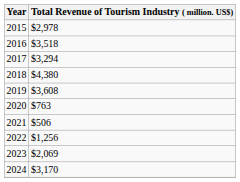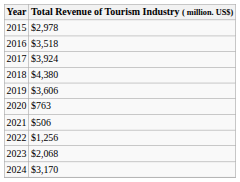(45, 59) $3,294 -> (45, 59) $3,924
(45, 91) $3,608 -> (45, 91) $3,606
(45, 153) $2,069 -> (45, 153) $2,068
